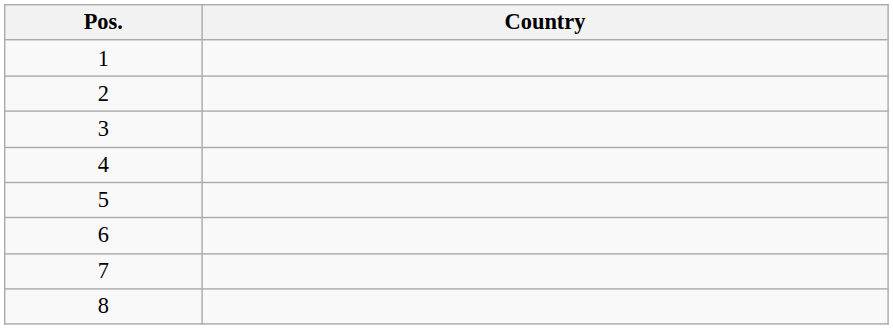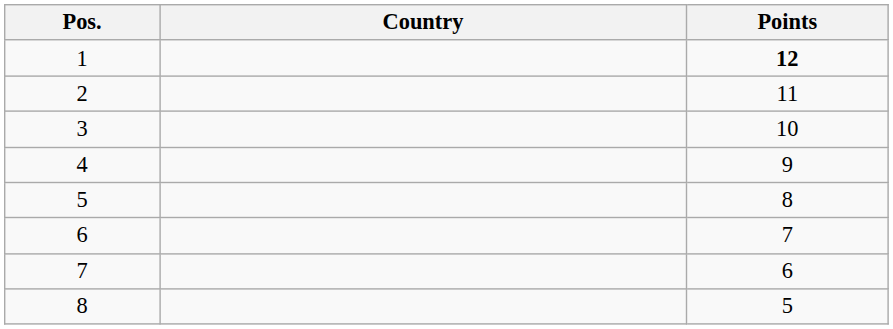+ column: (787, 22)
